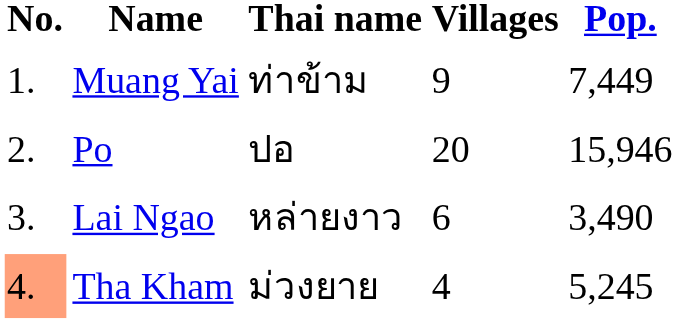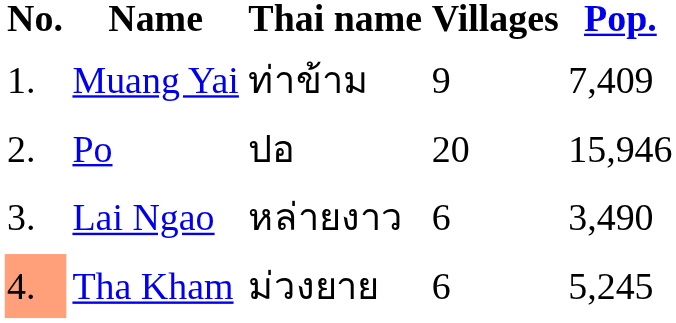(611, 79) 7,449 -> (611, 79) 7,409
(441, 285) 4 -> (441, 285) 6
